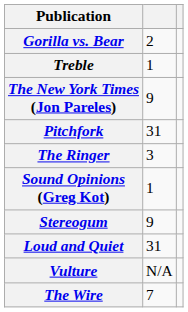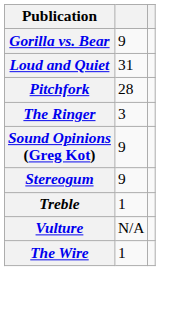(150, 41) 2 -> (122, 41) 9
rows swapped: (74, 246) <-> (74, 65)
- row: (74, 98)
(154, 131) 31 -> (126, 89) 28
(150, 188) 1 -> (122, 147) 9
(150, 294) 7 -> (122, 253) 1
